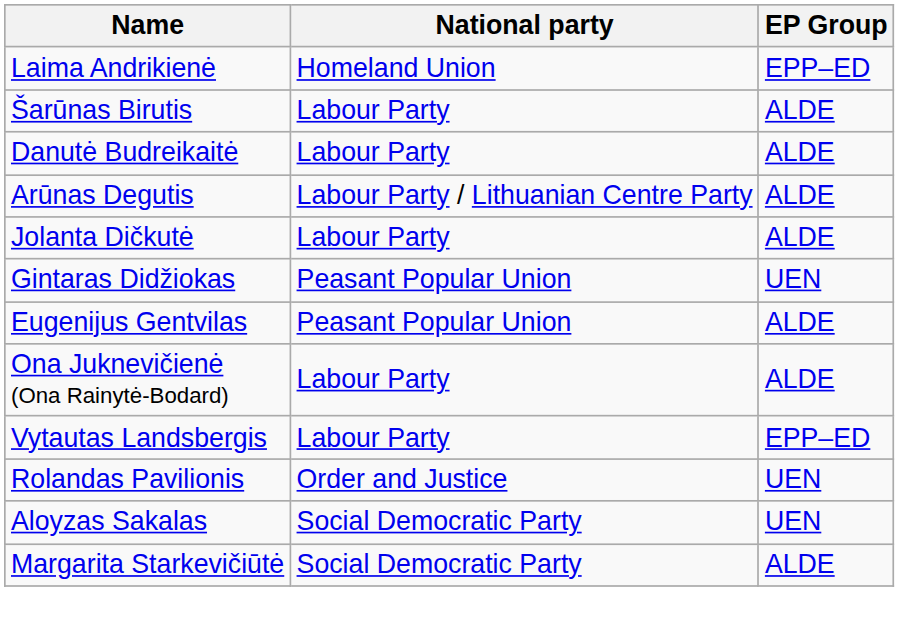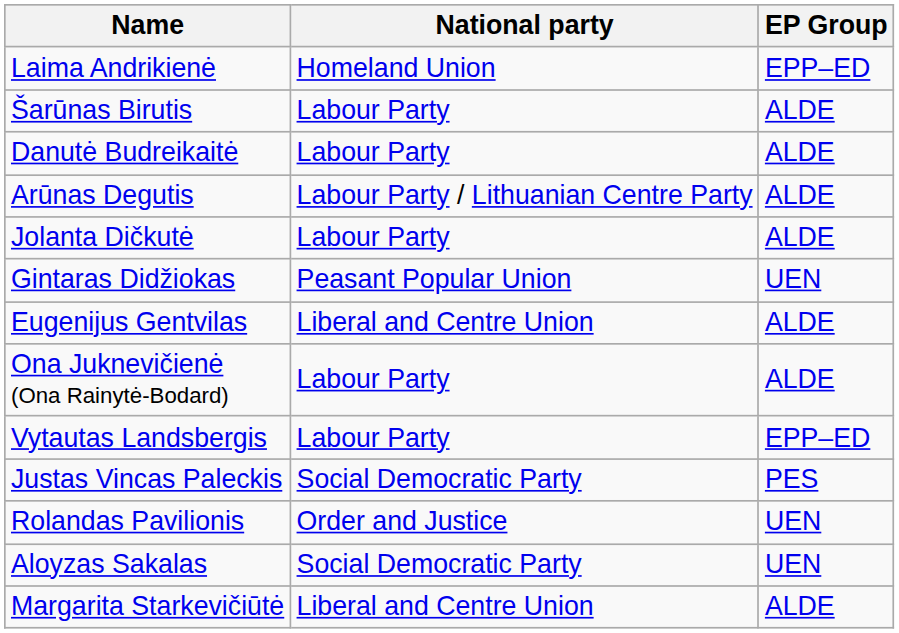(434, 322) Peasant Popular Union -> (445, 322) Liberal and Centre Union
+ row: (147, 479)
(439, 564) Social Democratic Party -> (445, 606) Liberal and Centre Union
